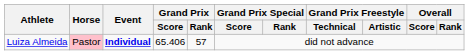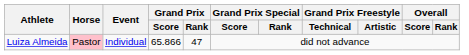(128, 43) bold -> (126, 43) normal
(170, 43) 65.406 -> (166, 43) 65.866
(201, 43) 57 -> (197, 43) 47
